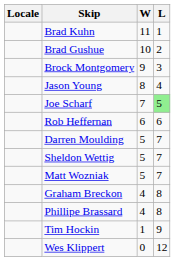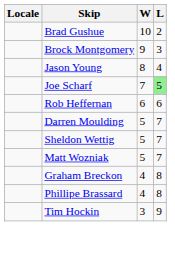- row: (69, 31)
(142, 229) 1 -> (142, 211) 3
- row: (74, 247)
